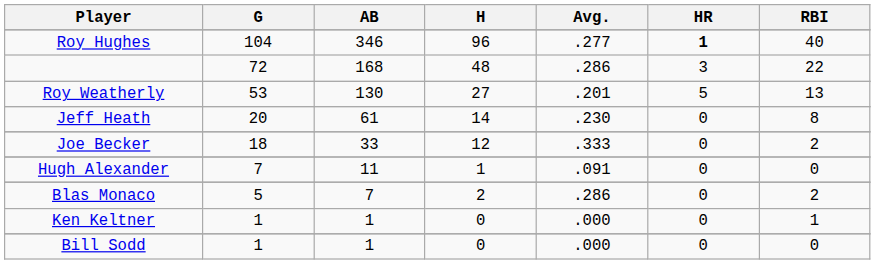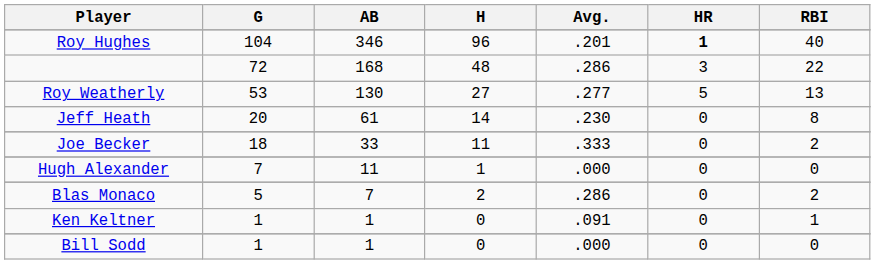(592, 43) .277 -> (592, 43) .201
(592, 94) .201 -> (592, 94) .277
(481, 144) 12 -> (481, 144) 11
(592, 170) .091 -> (592, 170) .000
(592, 221) .000 -> (592, 221) .091
